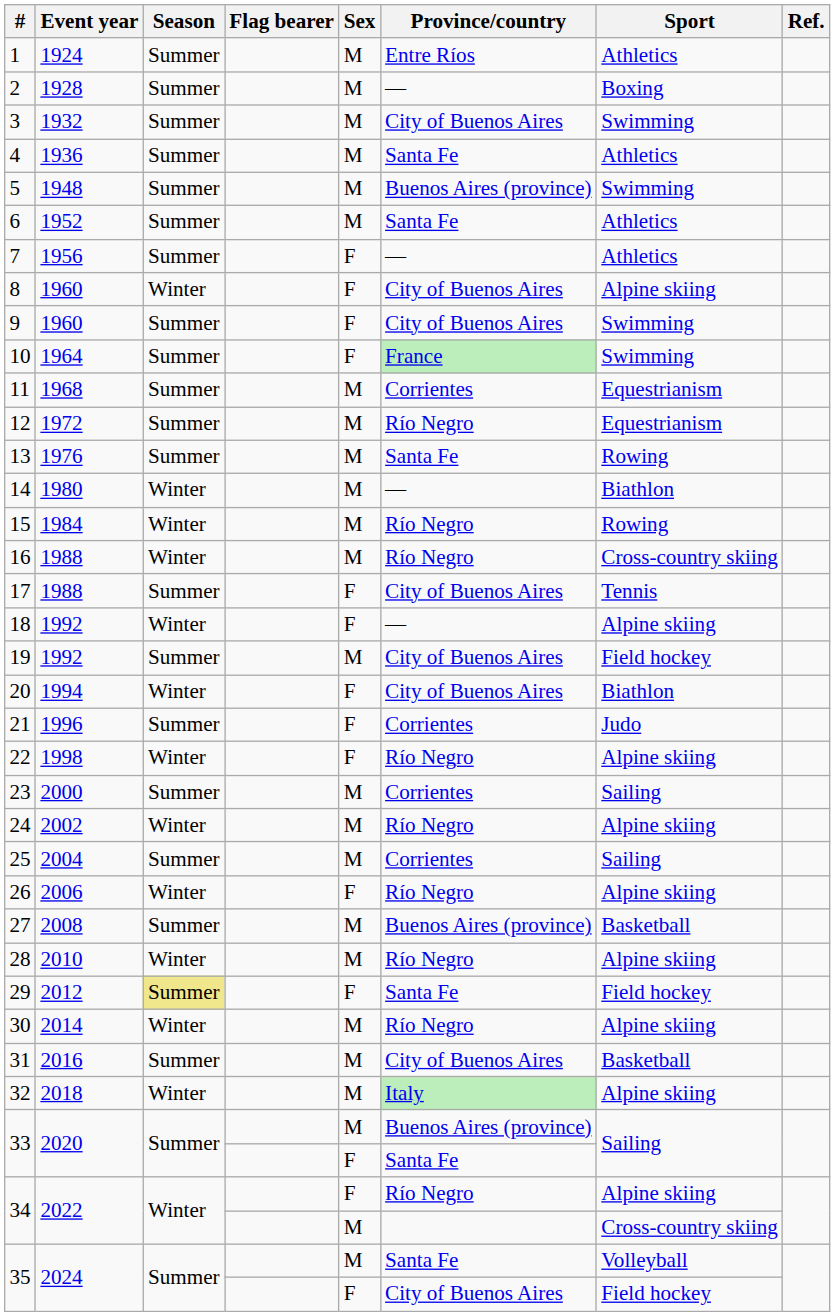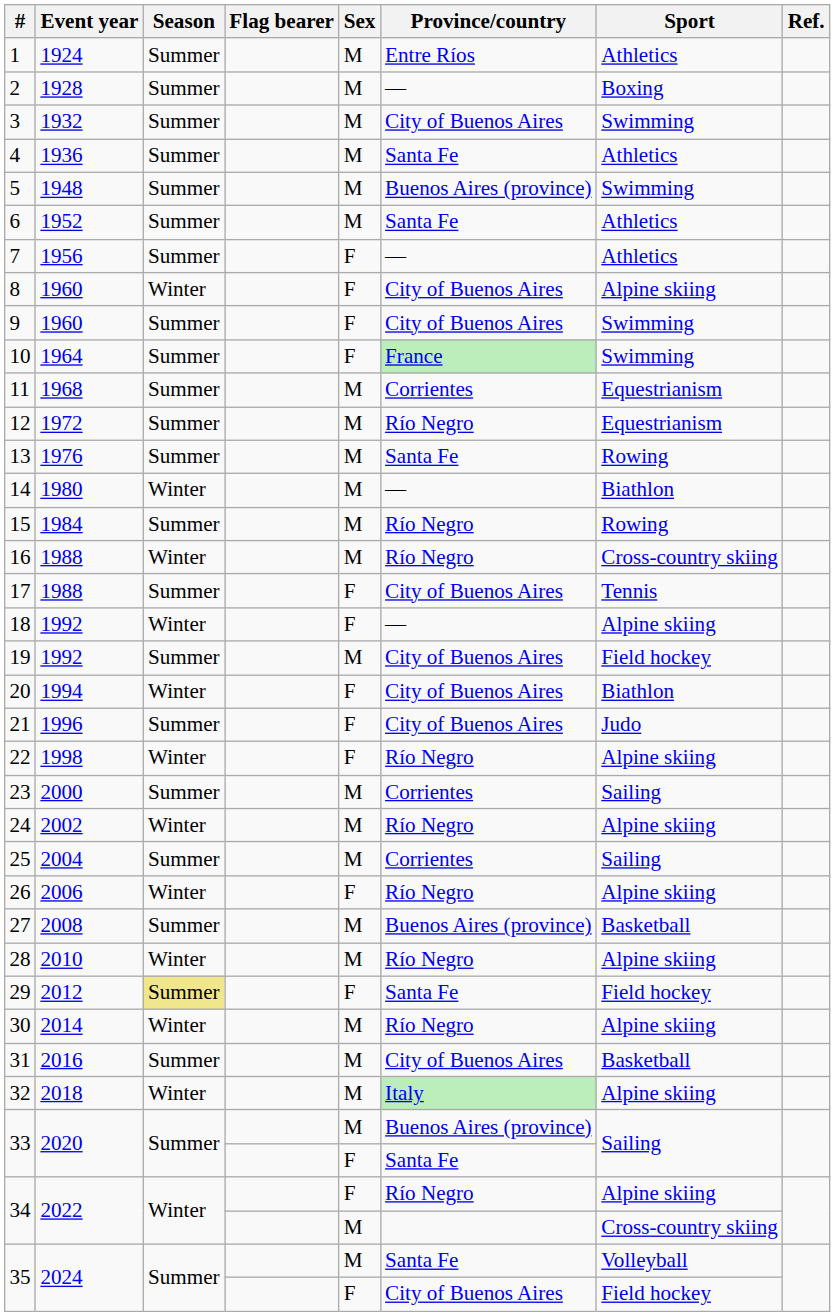(177, 523) Winter -> (184, 523) Summer
(429, 724) Corrientes -> (474, 724) City of Buenos Aires
